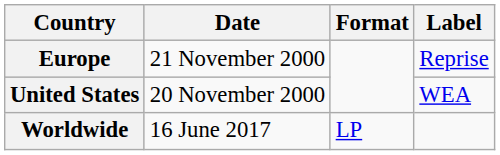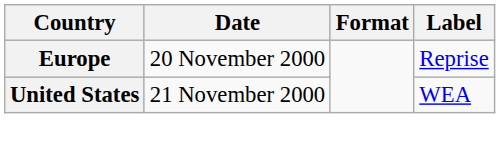(238, 58) 21 November 2000 -> (238, 58) 20 November 2000
(238, 94) 20 November 2000 -> (238, 94) 21 November 2000
- row: (75, 130)
